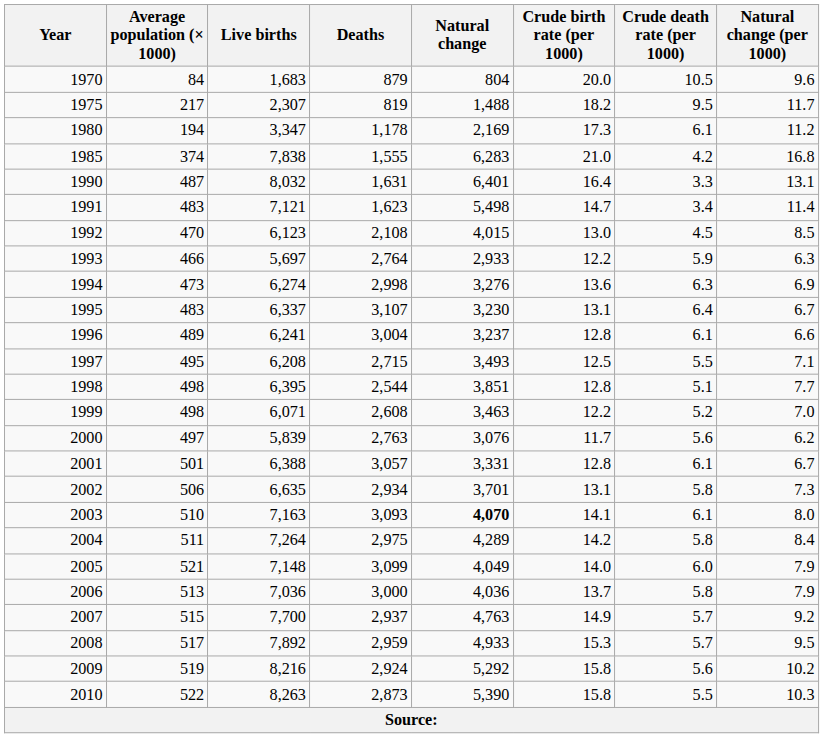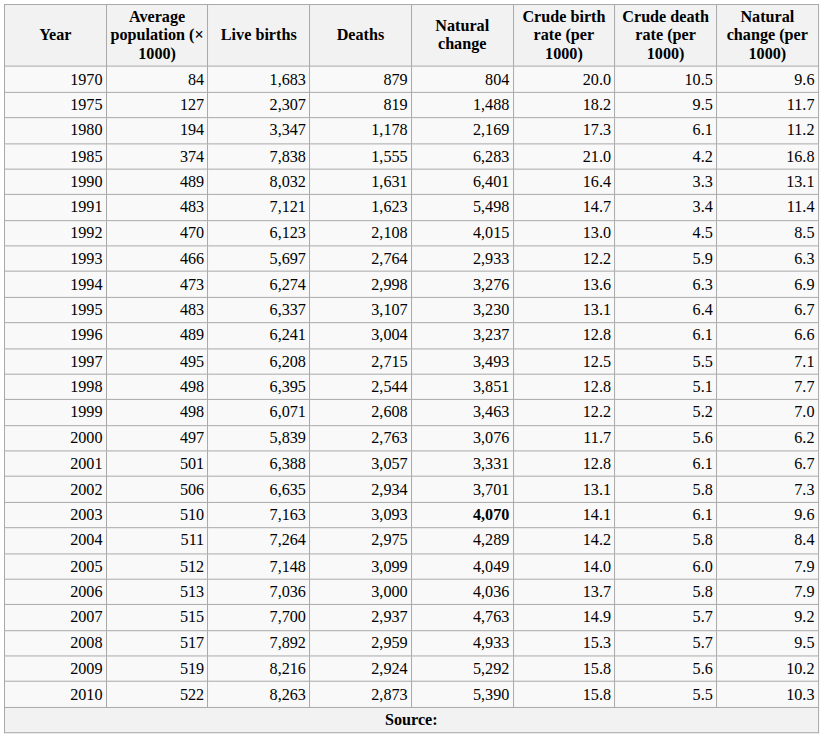(192, 104) 217 -> (192, 104) 127
(192, 181) 487 -> (192, 181) 489
(804, 514) 8.0 -> (804, 514) 9.6
(192, 566) 521 -> (192, 566) 512
